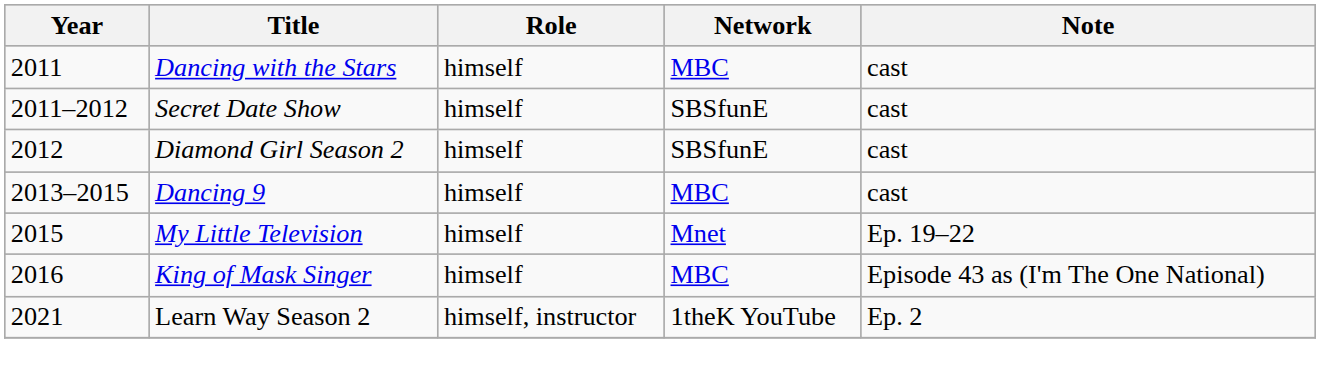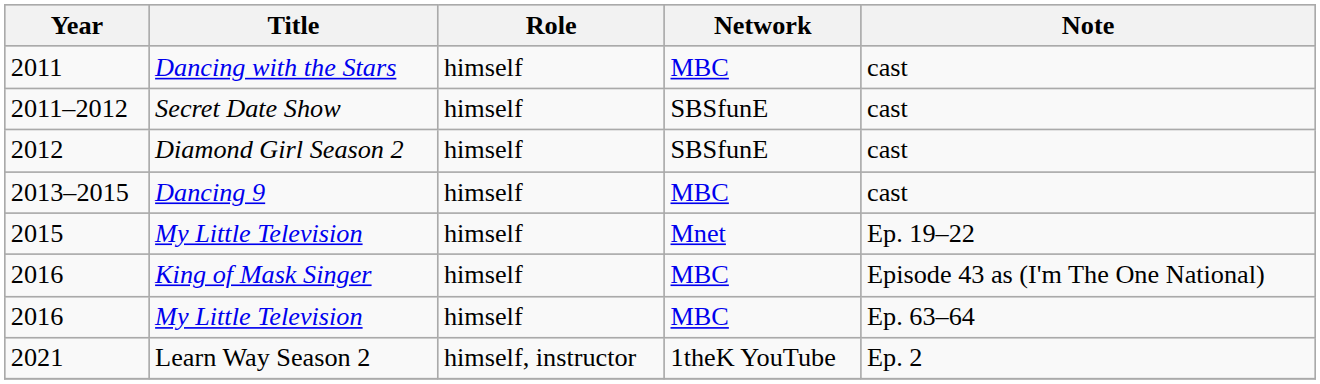+ row: (37, 316)
